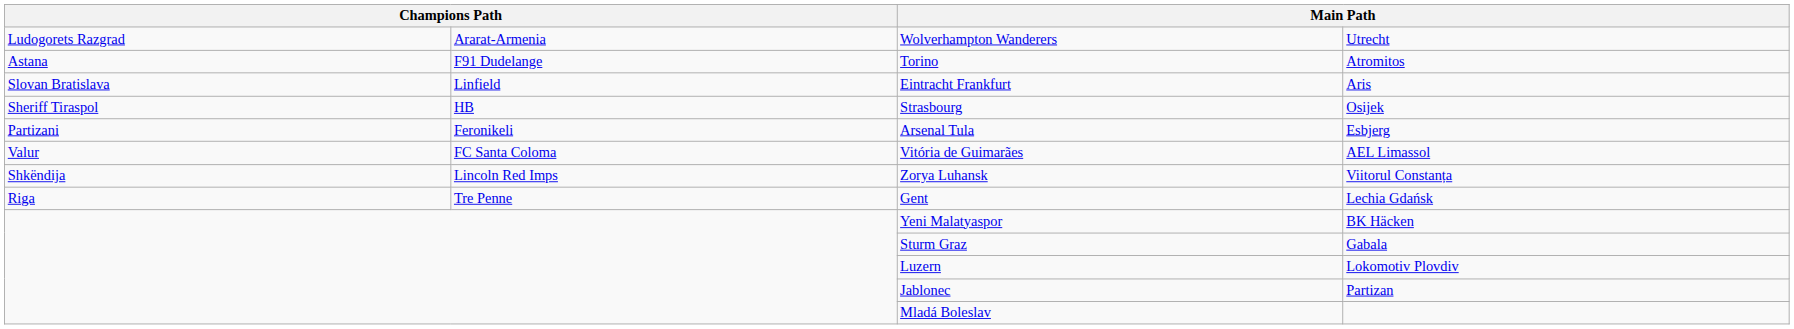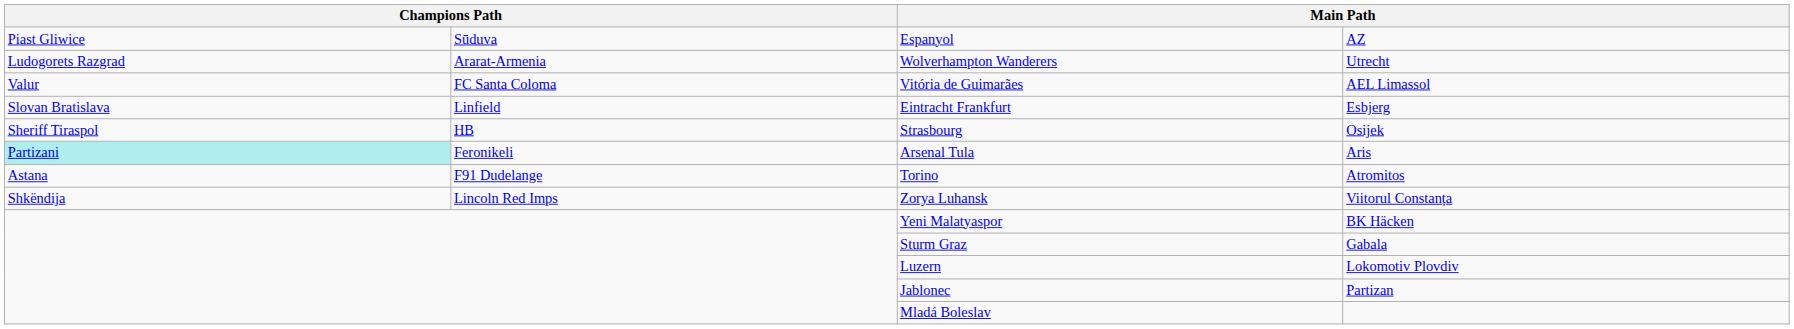+ row: (927, 38)
rows swapped: (919, 61) <-> (962, 152)
(1359, 84) Aris -> (1368, 107) Esbjerg
(33, 130) no background -> (33, 152) paleturquoise background
(1368, 130) Esbjerg -> (1359, 152) Aris
- row: (914, 198)
